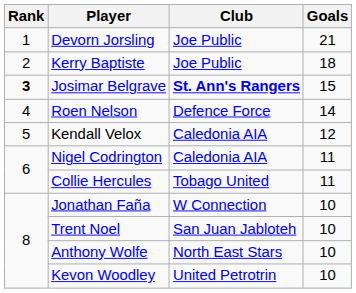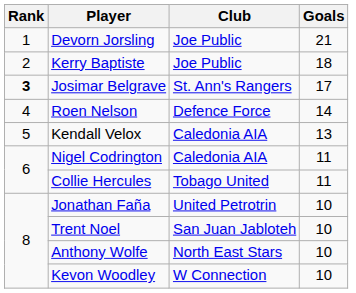(236, 87) bold -> (232, 87) normal
(328, 87) 15 -> (324, 87) 17
(328, 134) 12 -> (324, 134) 13
(220, 205) W Connection -> (225, 205) United Petrotrin
(225, 275) United Petrotrin -> (220, 275) W Connection
